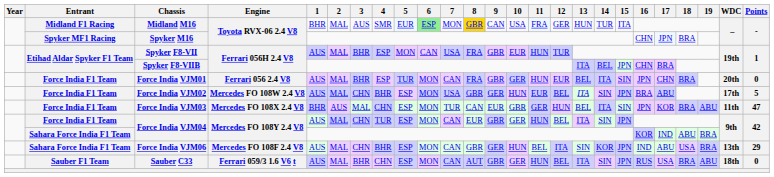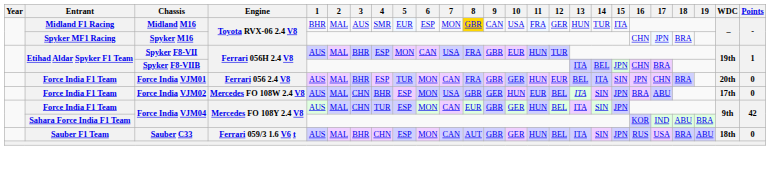(429, 24) lightgreen background -> (428, 24) no background
(756, 93) 5 -> (753, 93) 0
- row: (80, 106)
- row: (80, 147)
